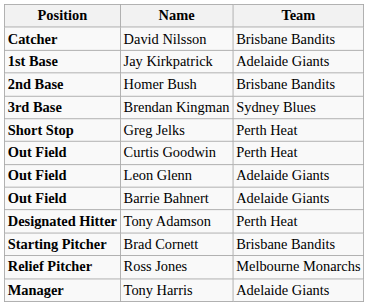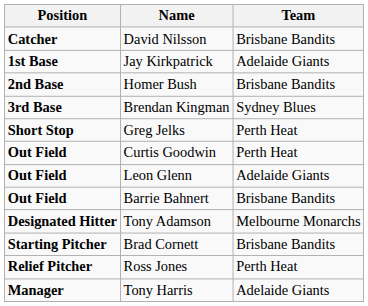(283, 198) Adelaide Giants -> (286, 198) Brisbane Bandits
(267, 221) Perth Heat -> (298, 221) Melbourne Monarchs
(298, 267) Melbourne Monarchs -> (267, 267) Perth Heat
